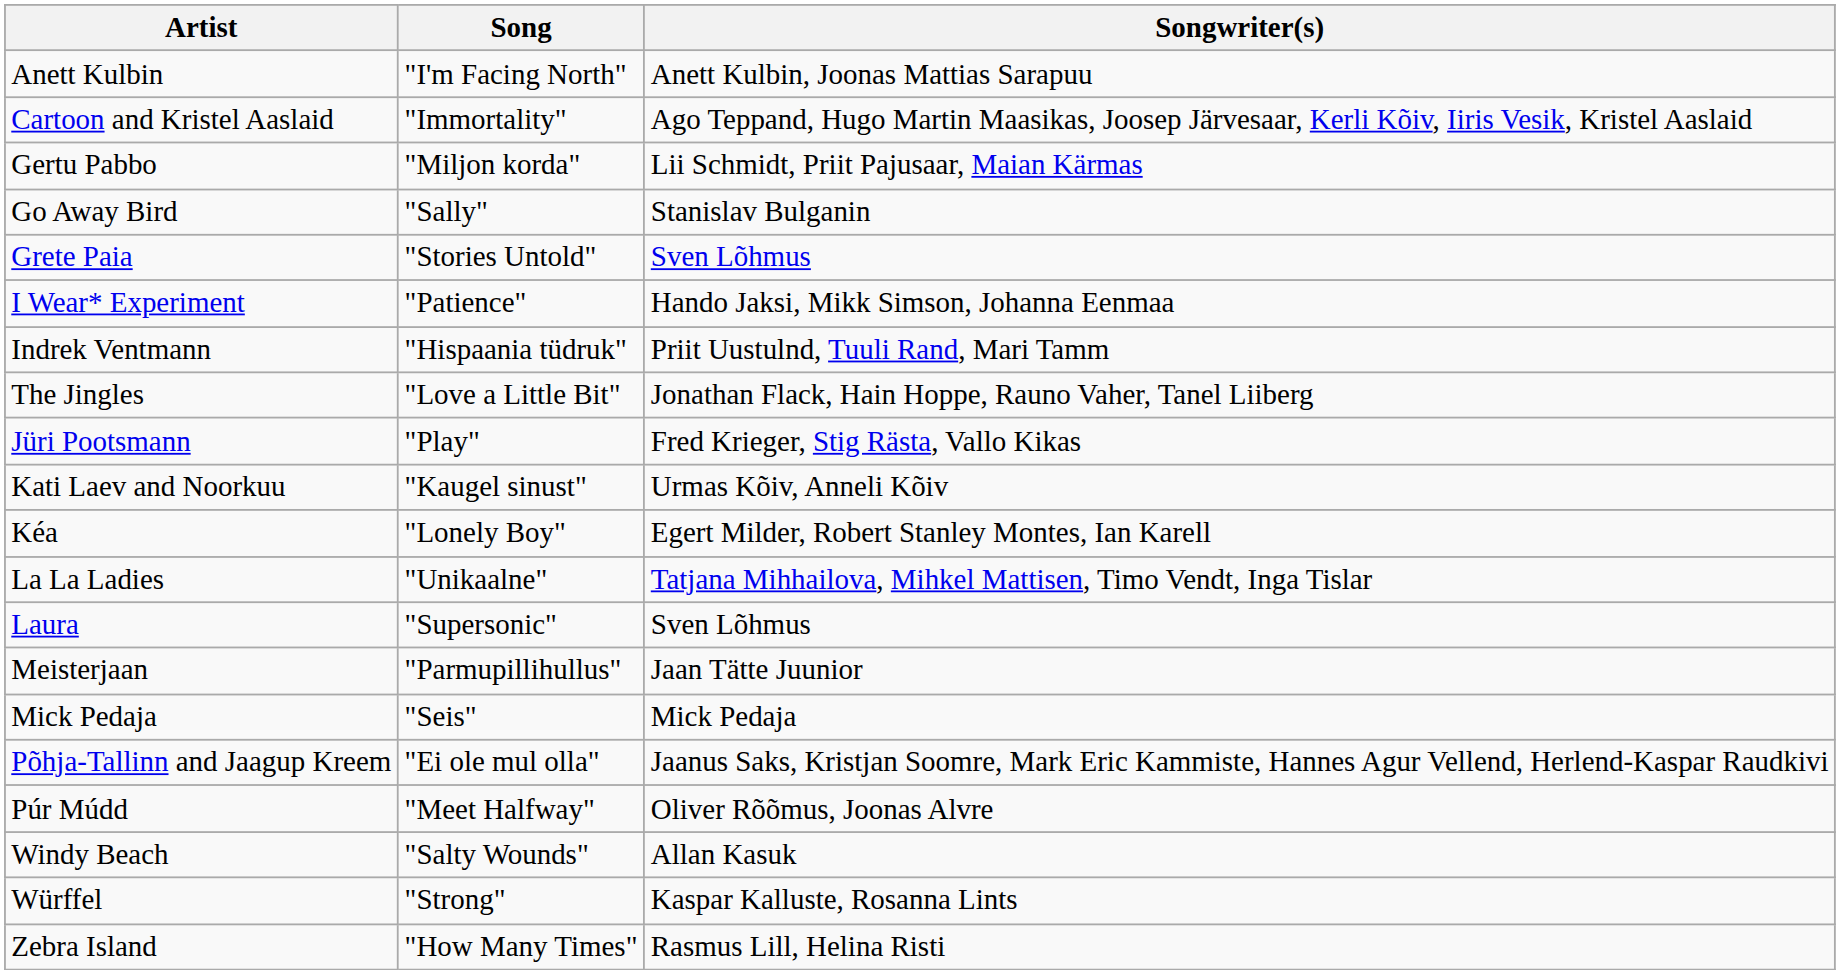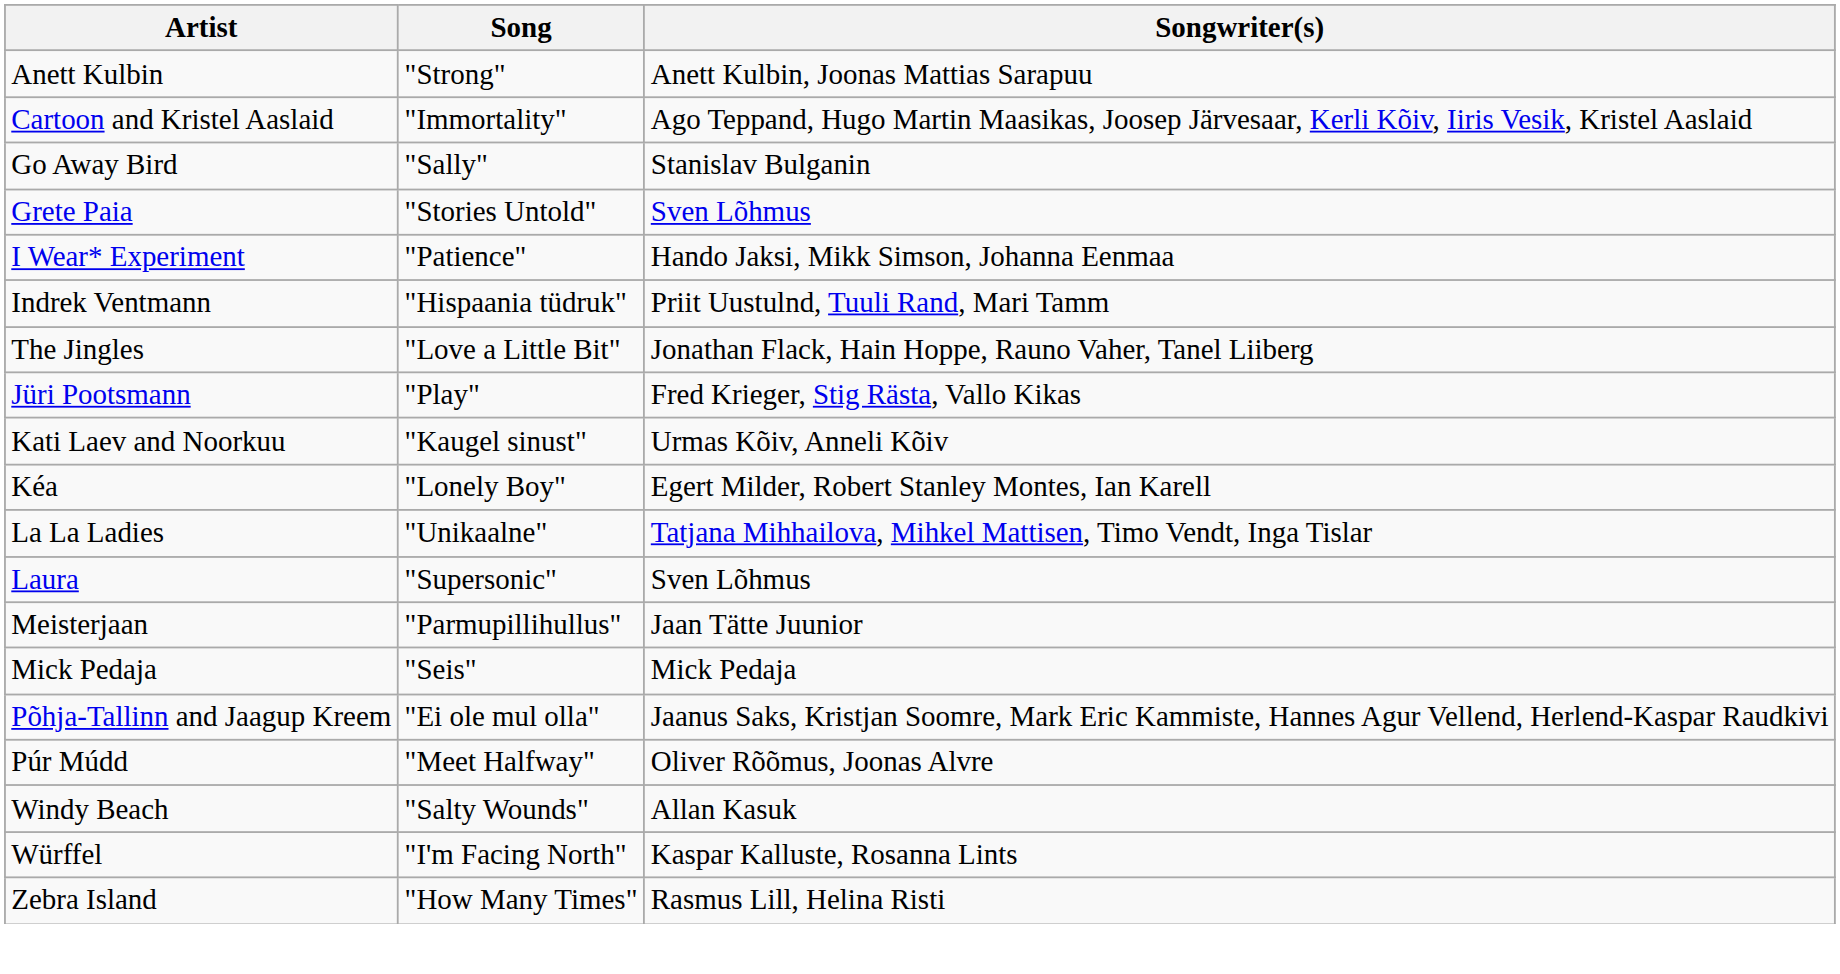(516, 73) "I'm Facing North" -> (455, 73) "Strong"
- row: (84, 165)
(455, 900) "Strong" -> (516, 854) "I'm Facing North"
